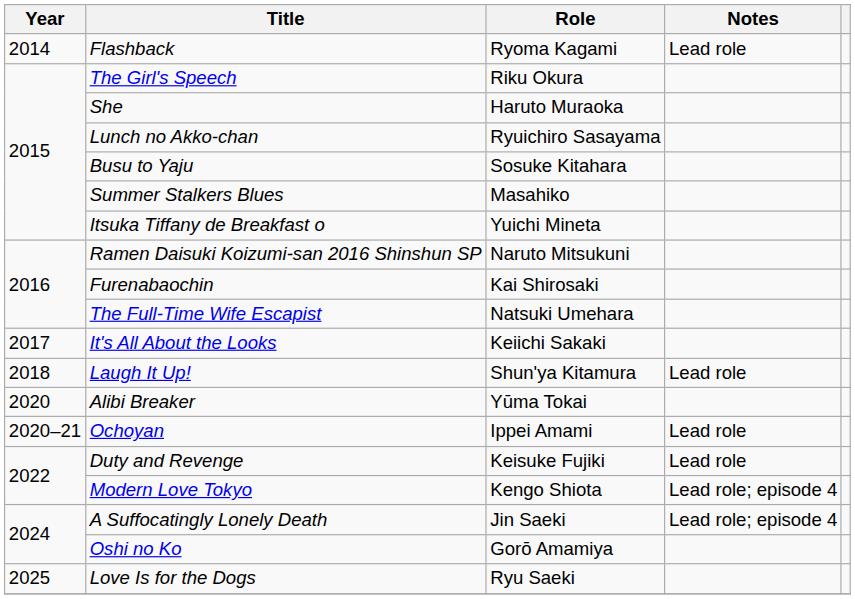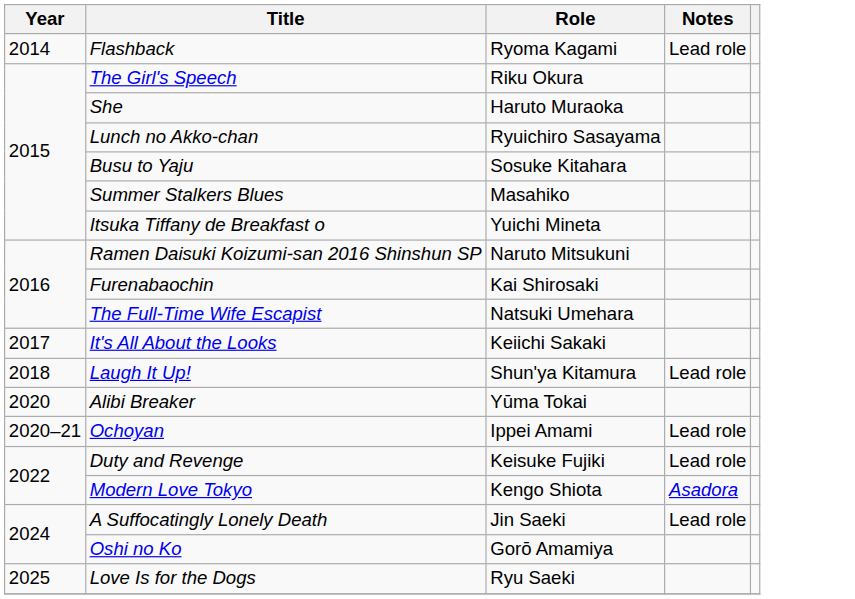(753, 490) Lead role; episode 4 -> (704, 490) Asadora
(753, 519) Lead role; episode 4 -> (708, 519) Lead role
